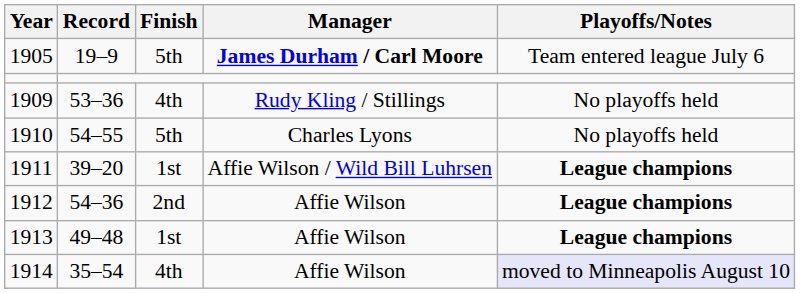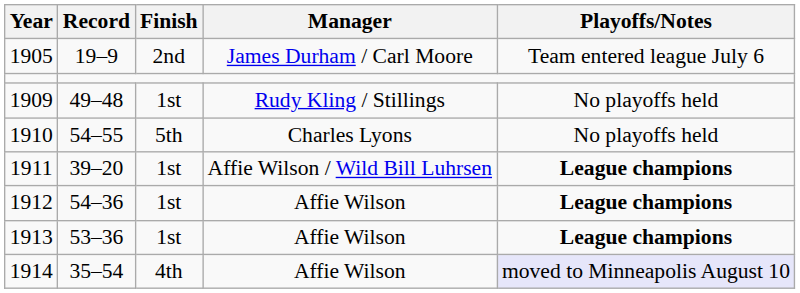(169, 55) 5th -> (169, 55) 2nd
(350, 55) bold -> (350, 55) normal
(96, 100) 53–36 -> (96, 100) 49–48
(169, 100) 4th -> (169, 100) 1st
(169, 202) 2nd -> (169, 202) 1st
(96, 237) 49–48 -> (96, 237) 53–36
